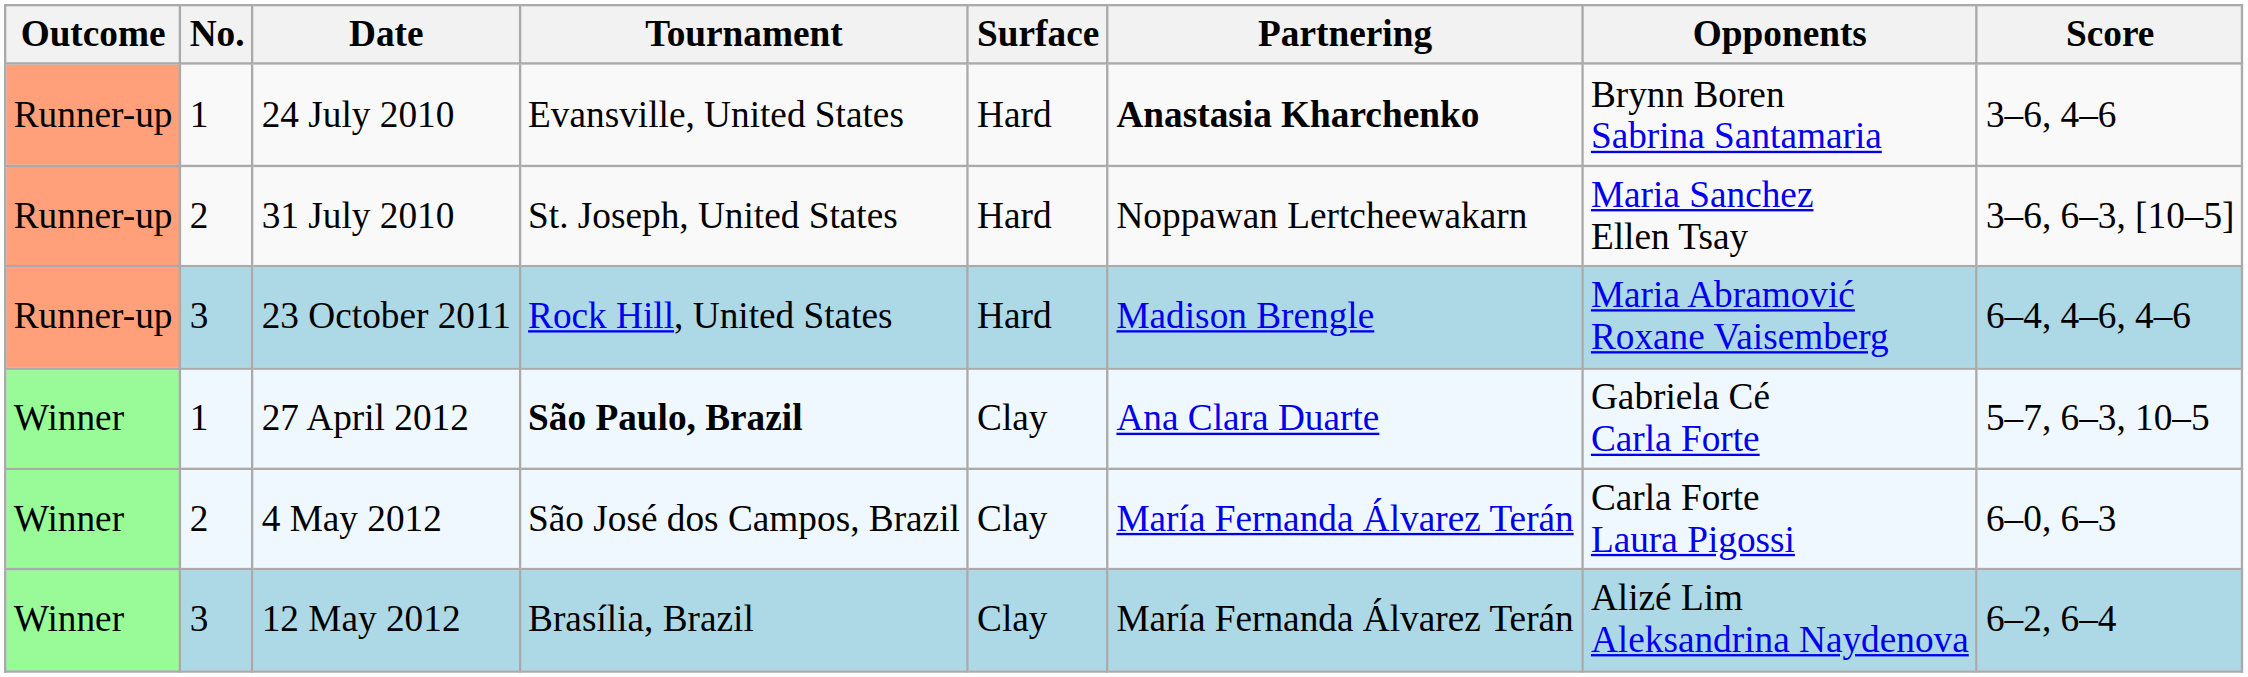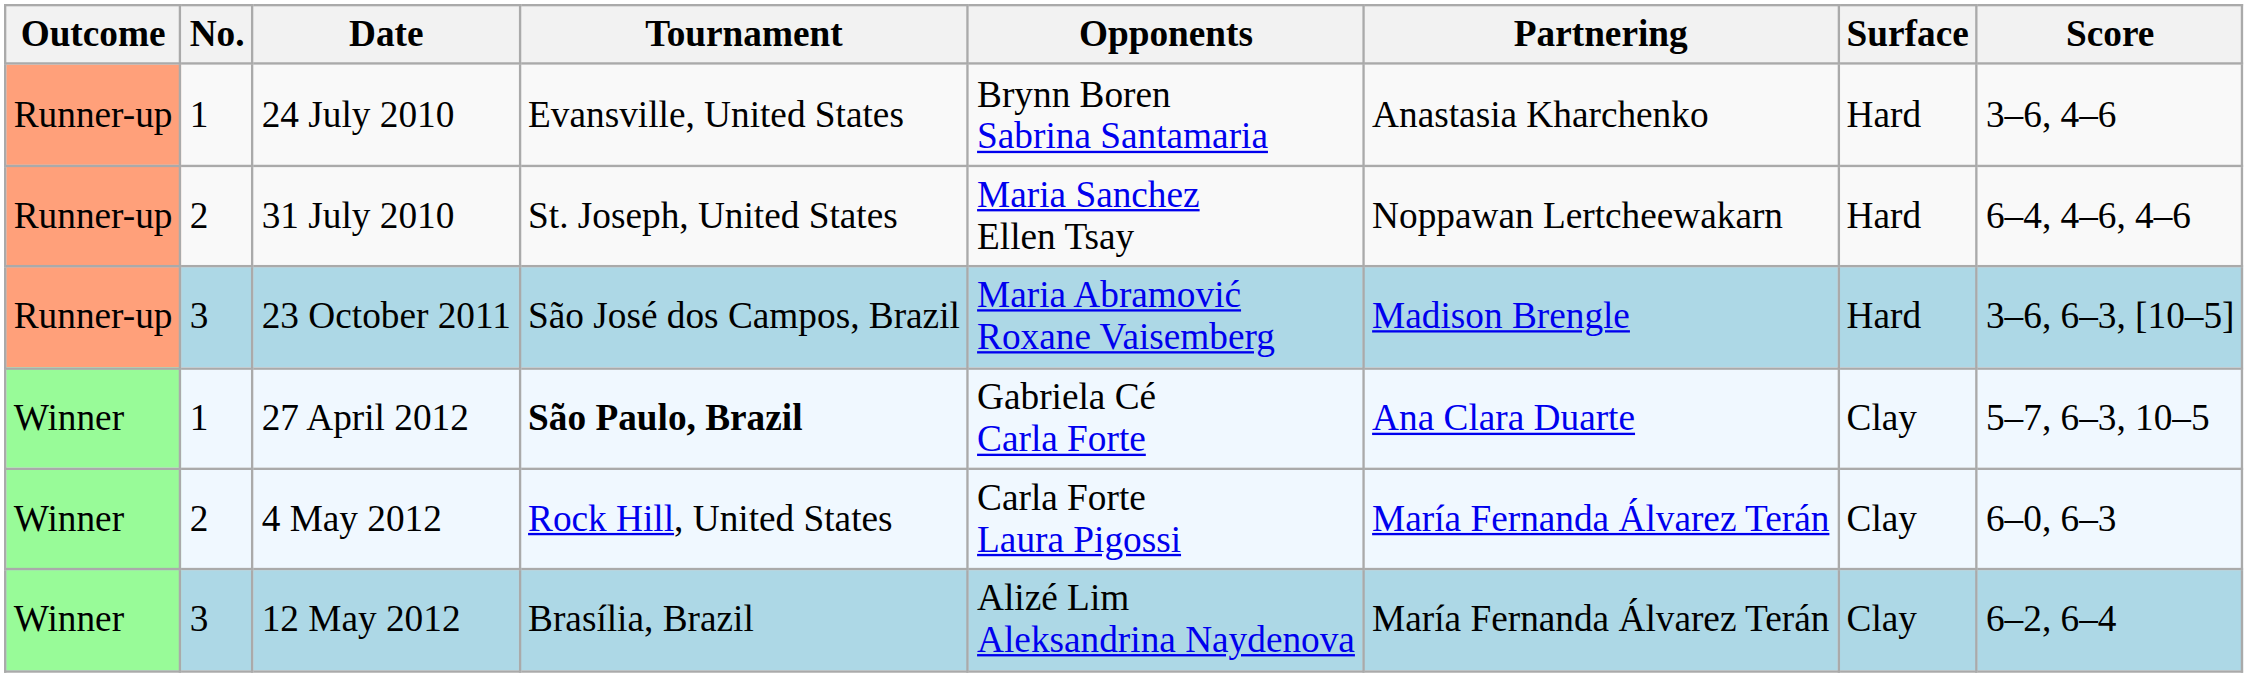columns swapped: (1038, 34) <-> (1780, 34)
(1298, 114) bold -> (1540, 114) normal
(2110, 215) 3–6, 6–3, [10–5] -> (2088, 215) 6–4, 4–6, 4–6
(710, 316) Rock Hill, United States -> (744, 316) São José dos Campos, Brazil
(2088, 316) 6–4, 4–6, 4–6 -> (2110, 316) 3–6, 6–3, [10–5]
(744, 518) São José dos Campos, Brazil -> (710, 518) Rock Hill, United States
